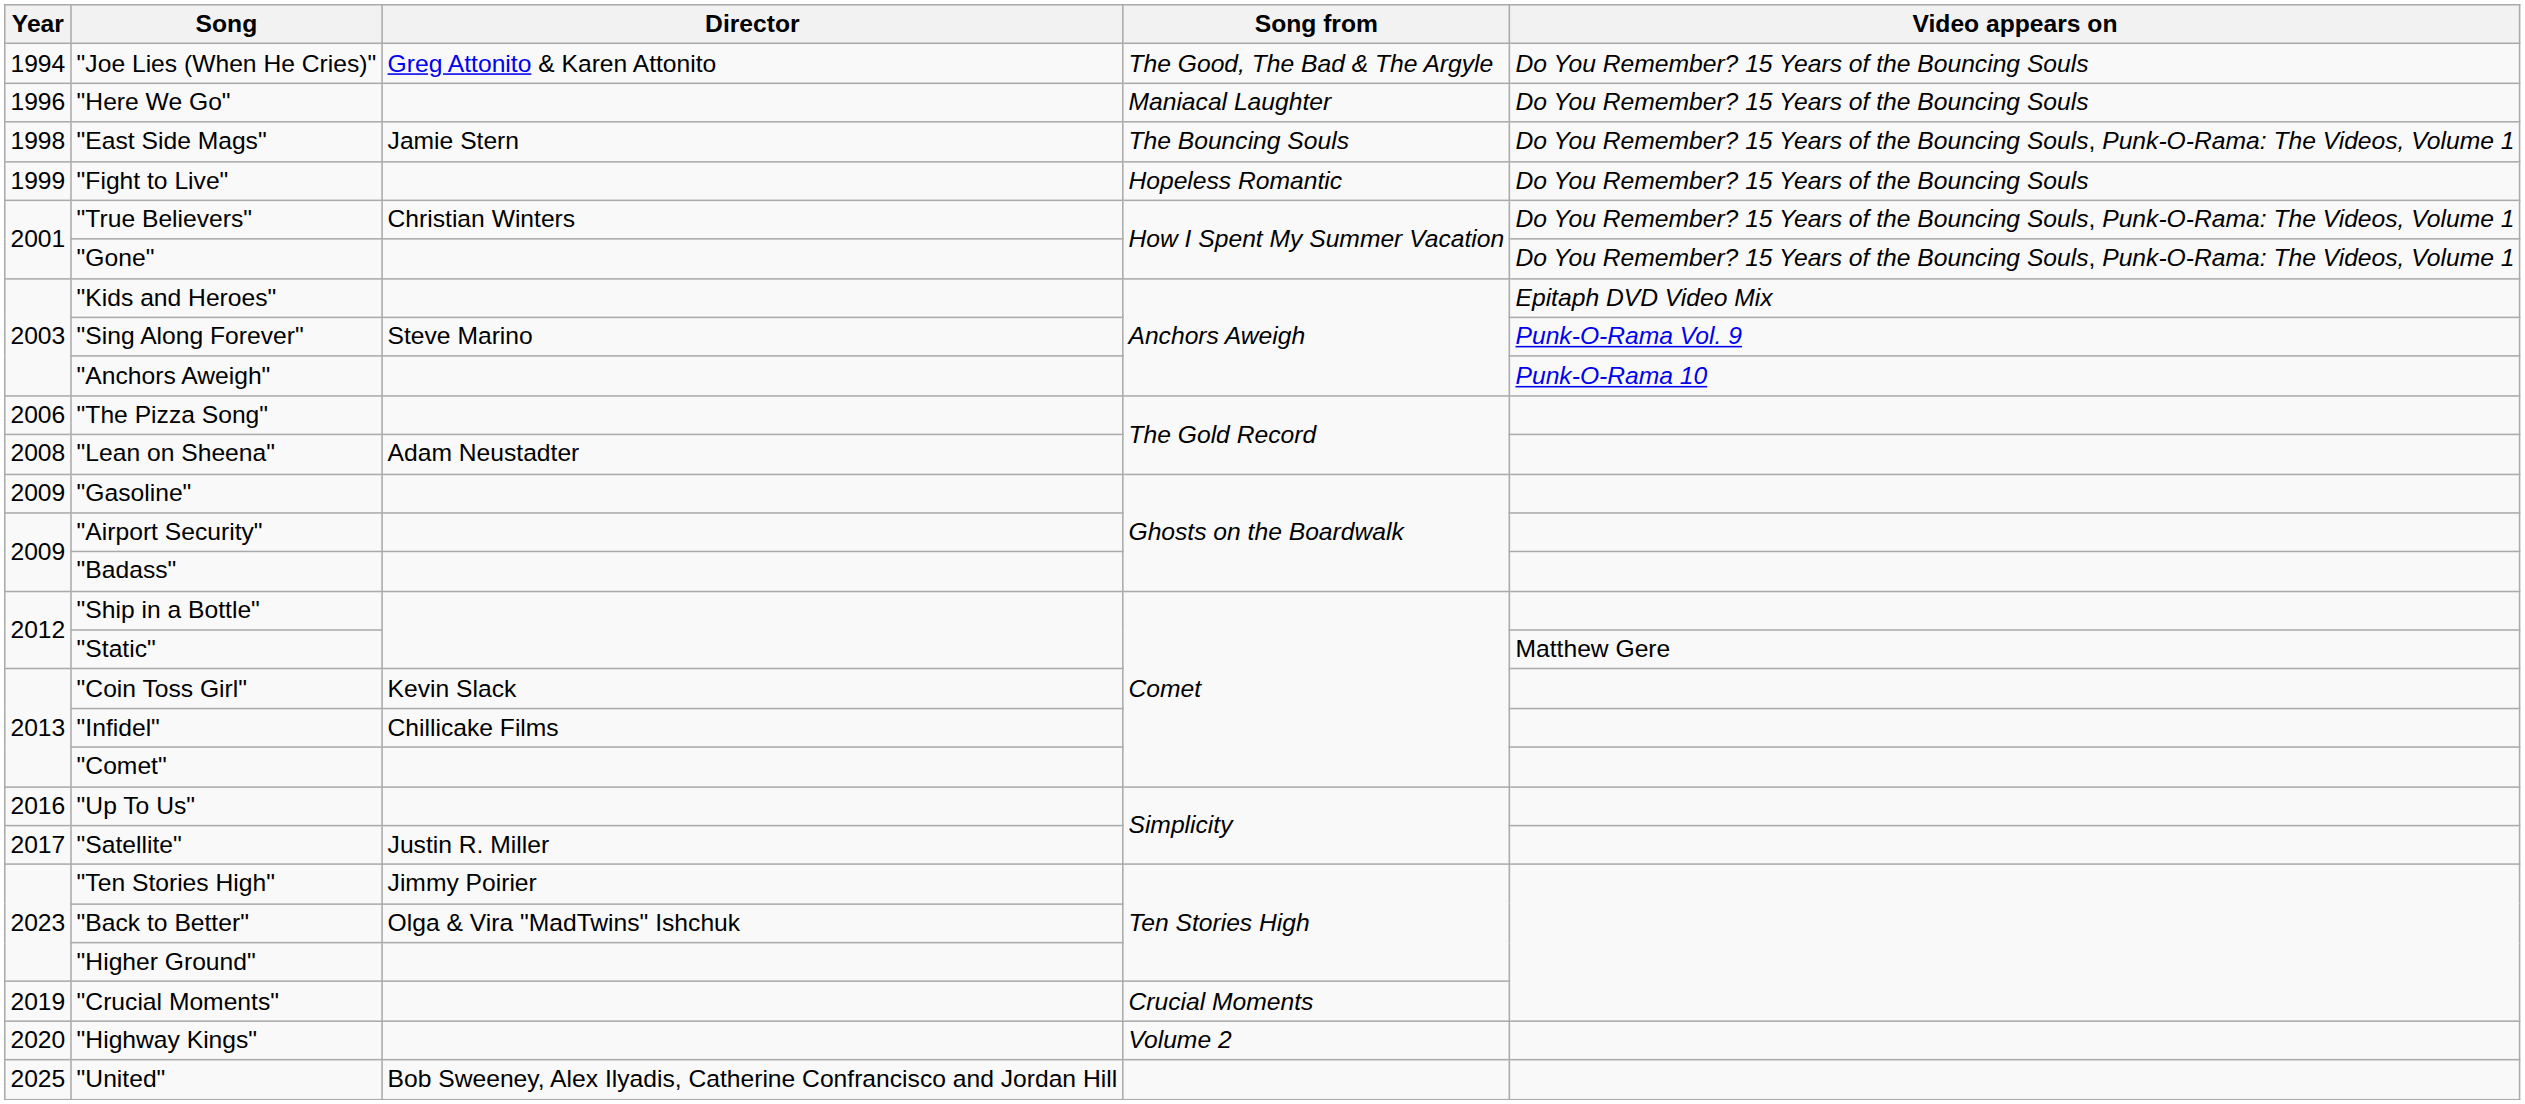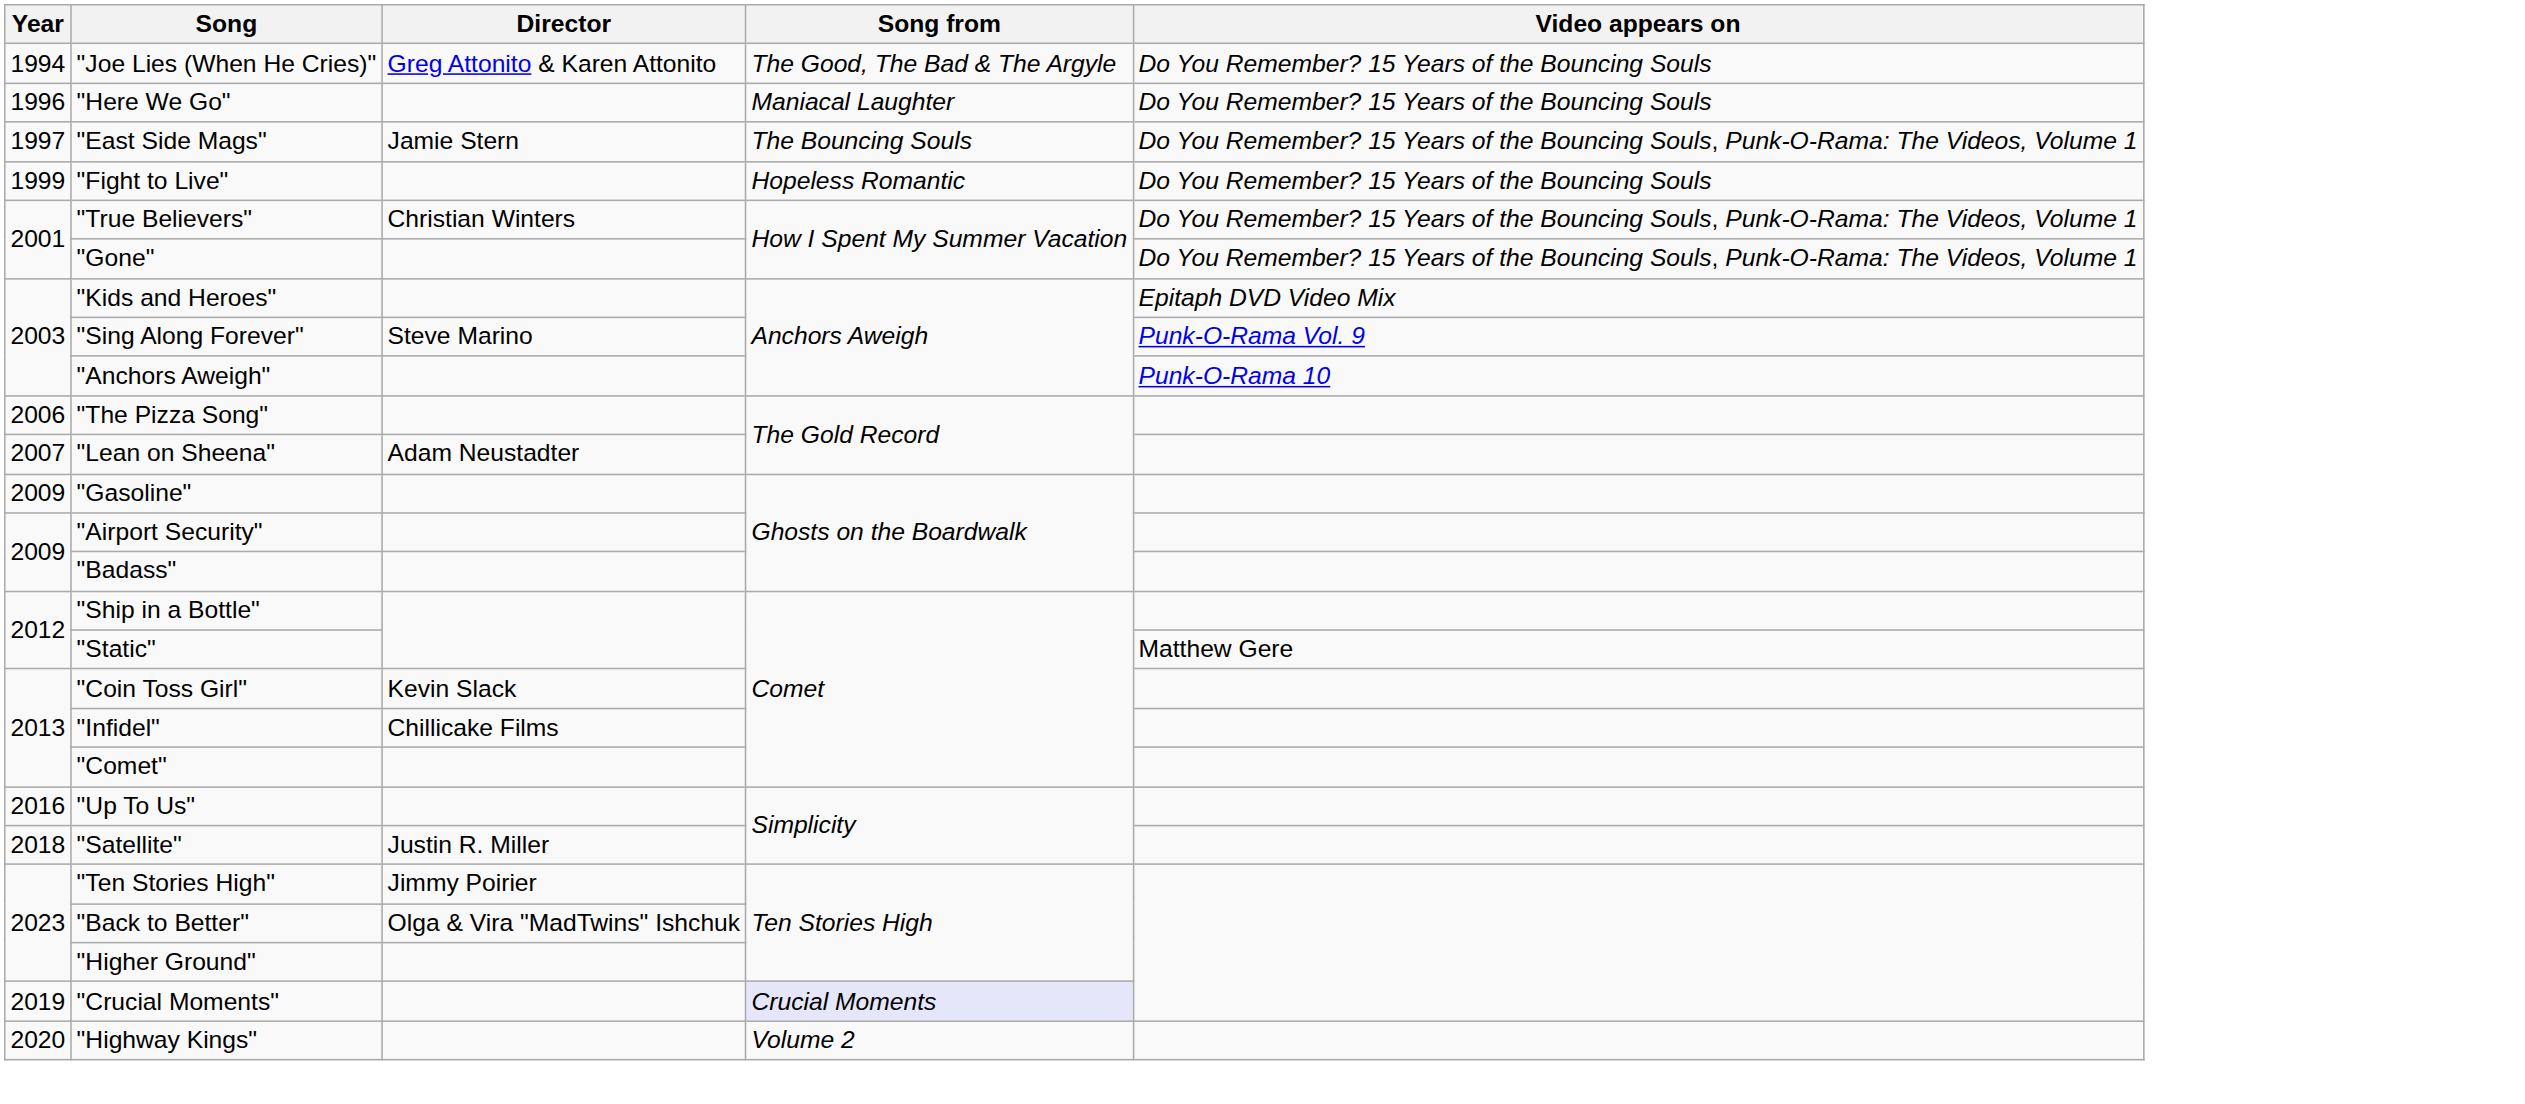(38, 141) 1998 -> (38, 141) 1997
(38, 453) 2008 -> (38, 453) 2007
(38, 844) 2017 -> (38, 844) 2018
(1221, 1000) no background -> (844, 1000) lavender background
- row: (121, 1079)
